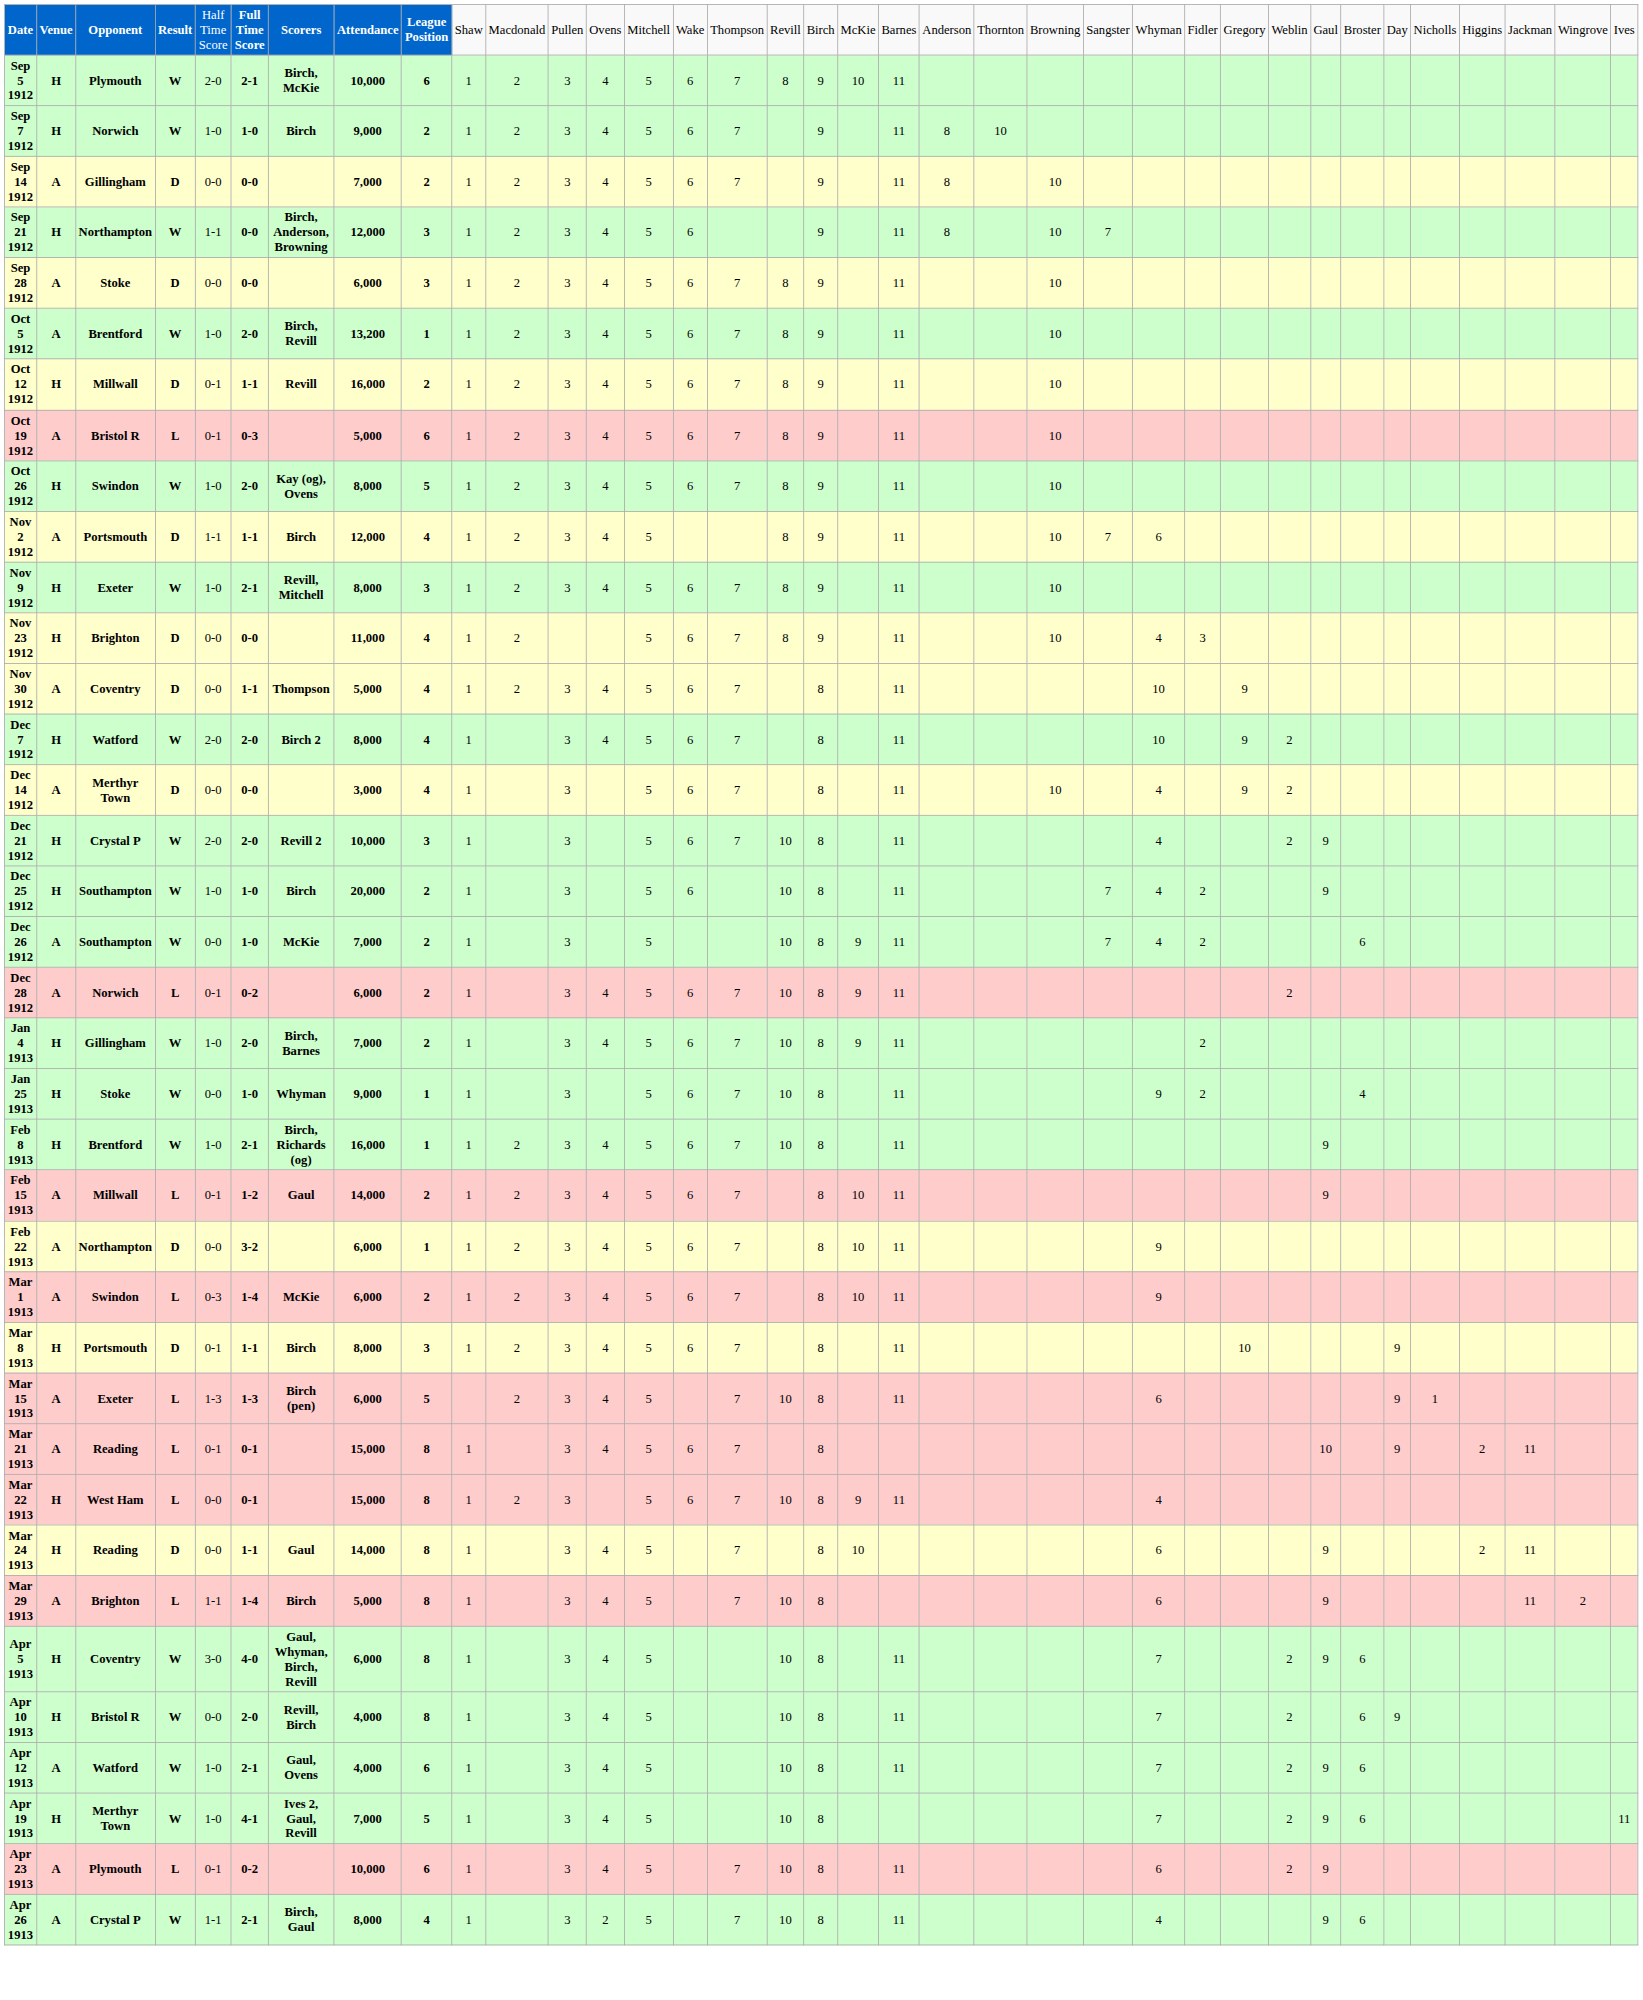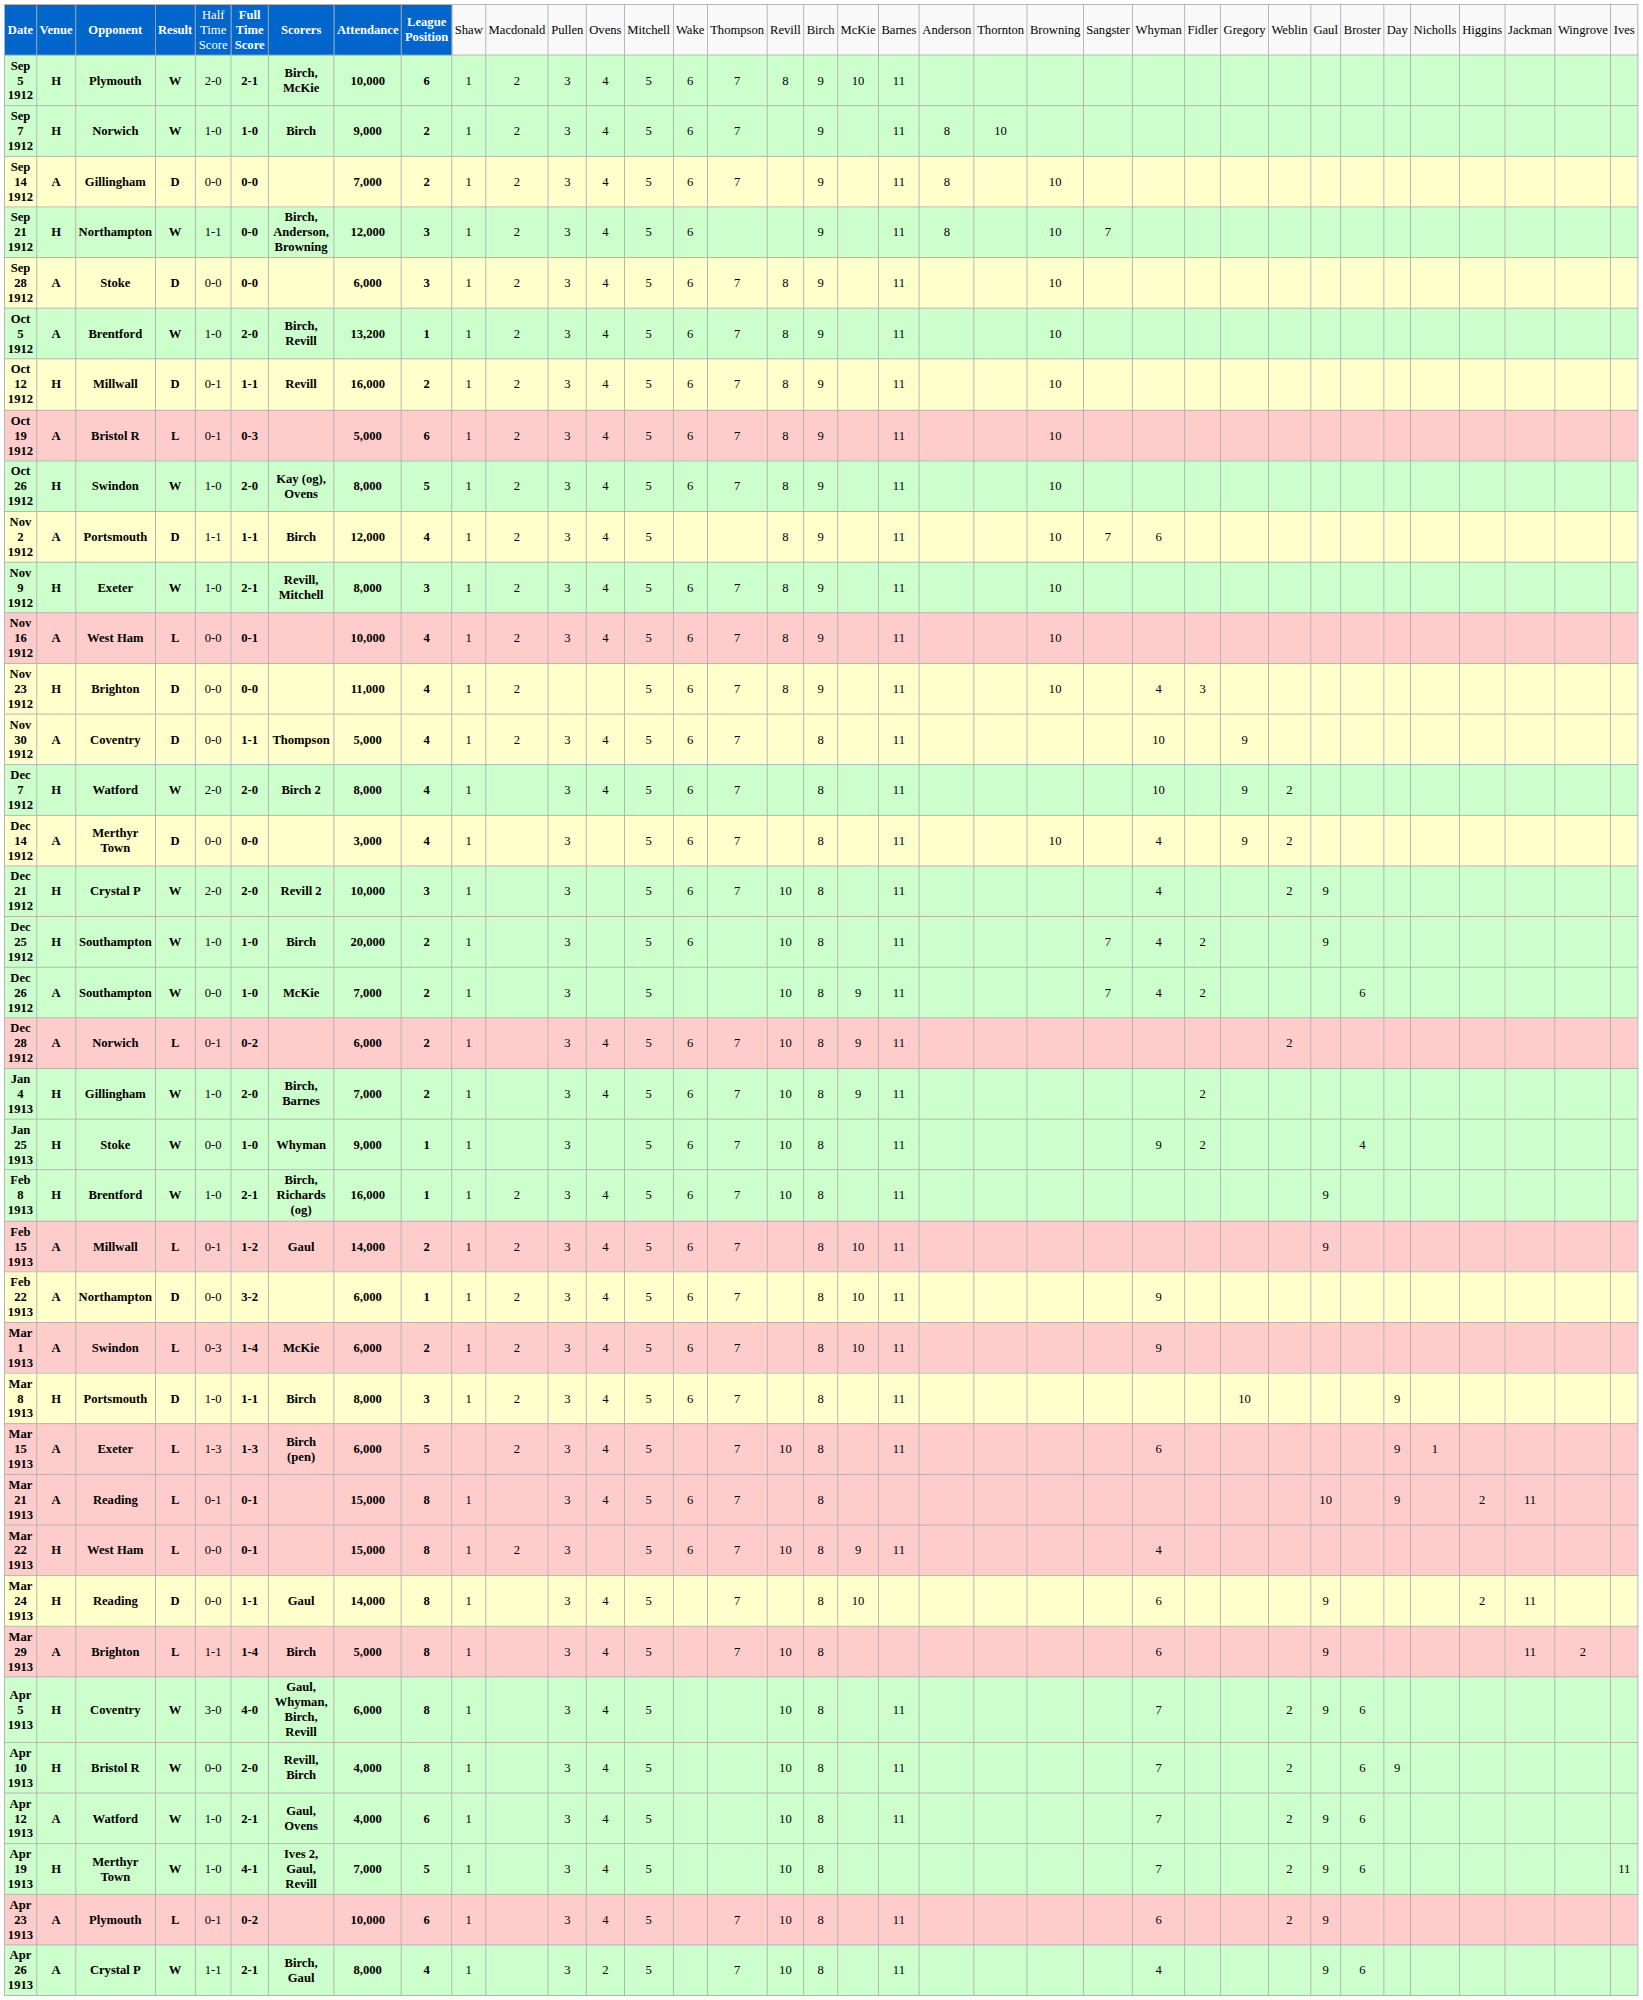+ row: (20, 638)
(213, 1347) 0-1 -> (213, 1398) 1-0
